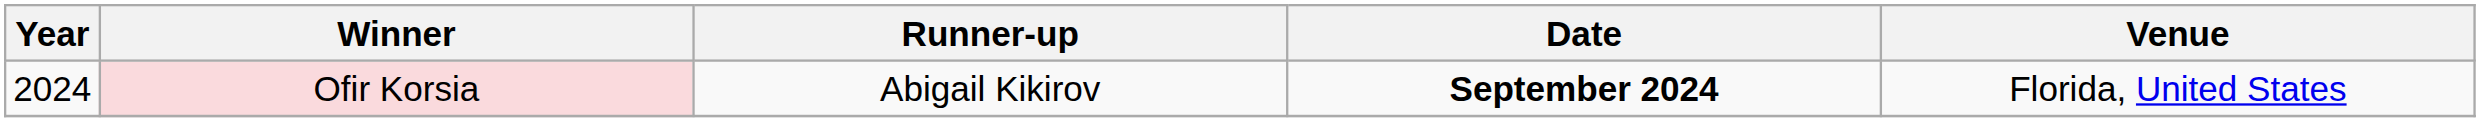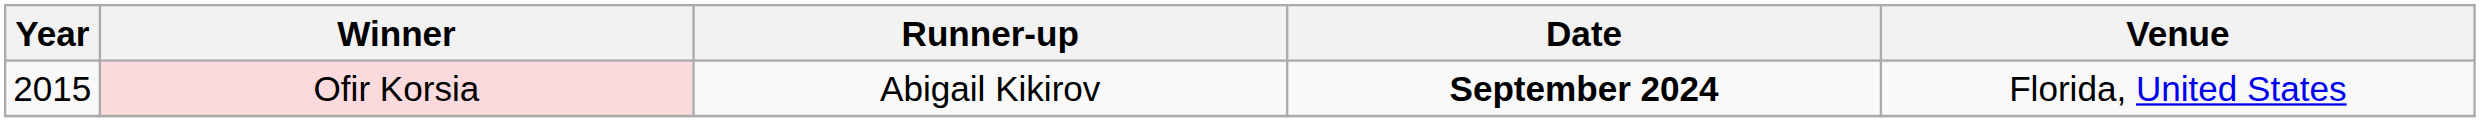(52, 89) 2024 -> (52, 89) 2015
